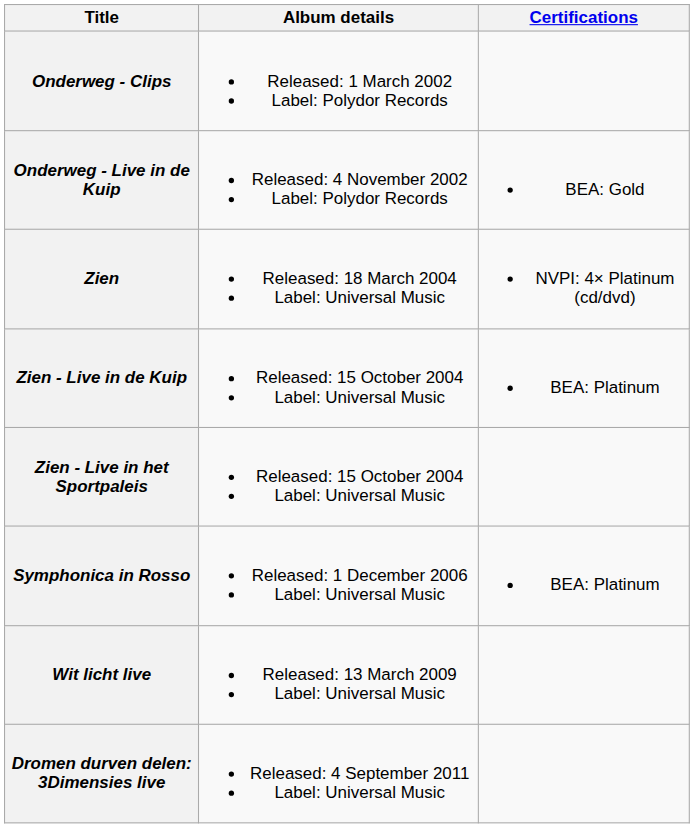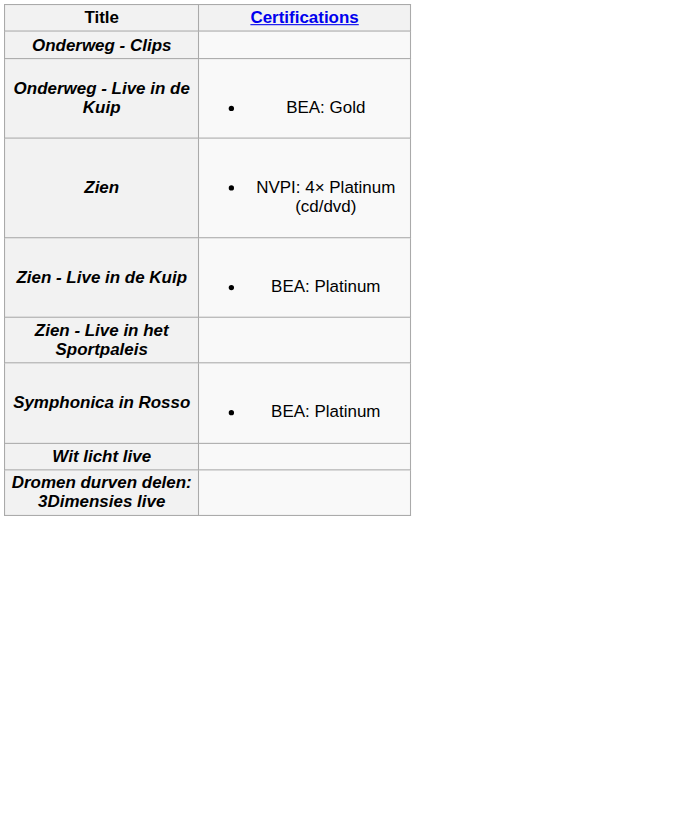- column: (338, 17)
